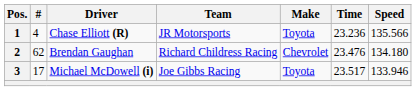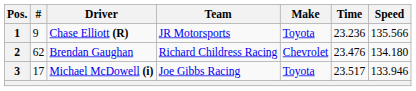(36, 33) 4 -> (36, 33) 9
